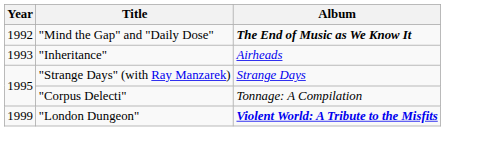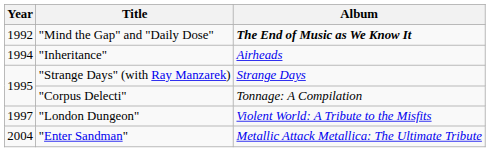(20, 55) 1993 -> (20, 55) 1994
(20, 116) 1999 -> (20, 116) 1997
(337, 116) bold -> (334, 116) normal
+ row: (83, 136)
